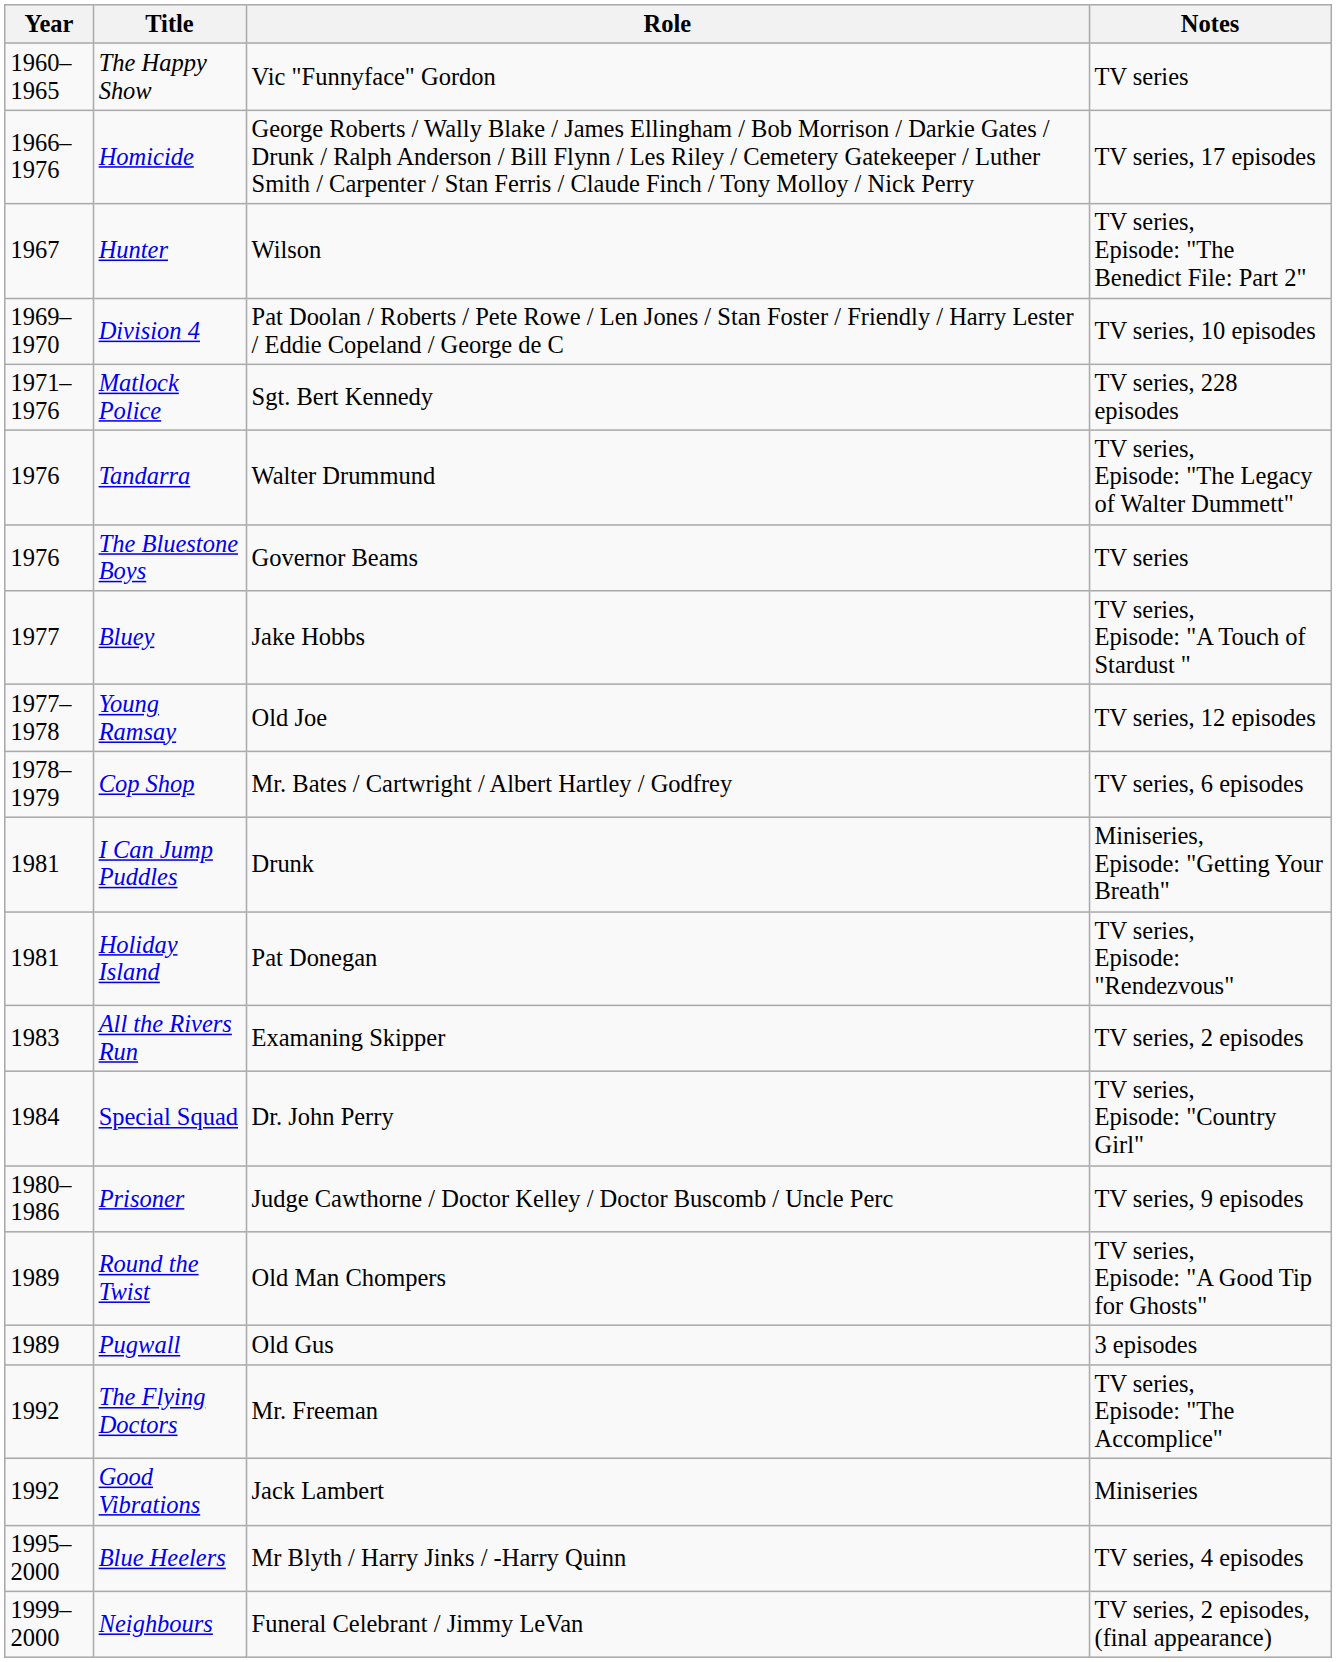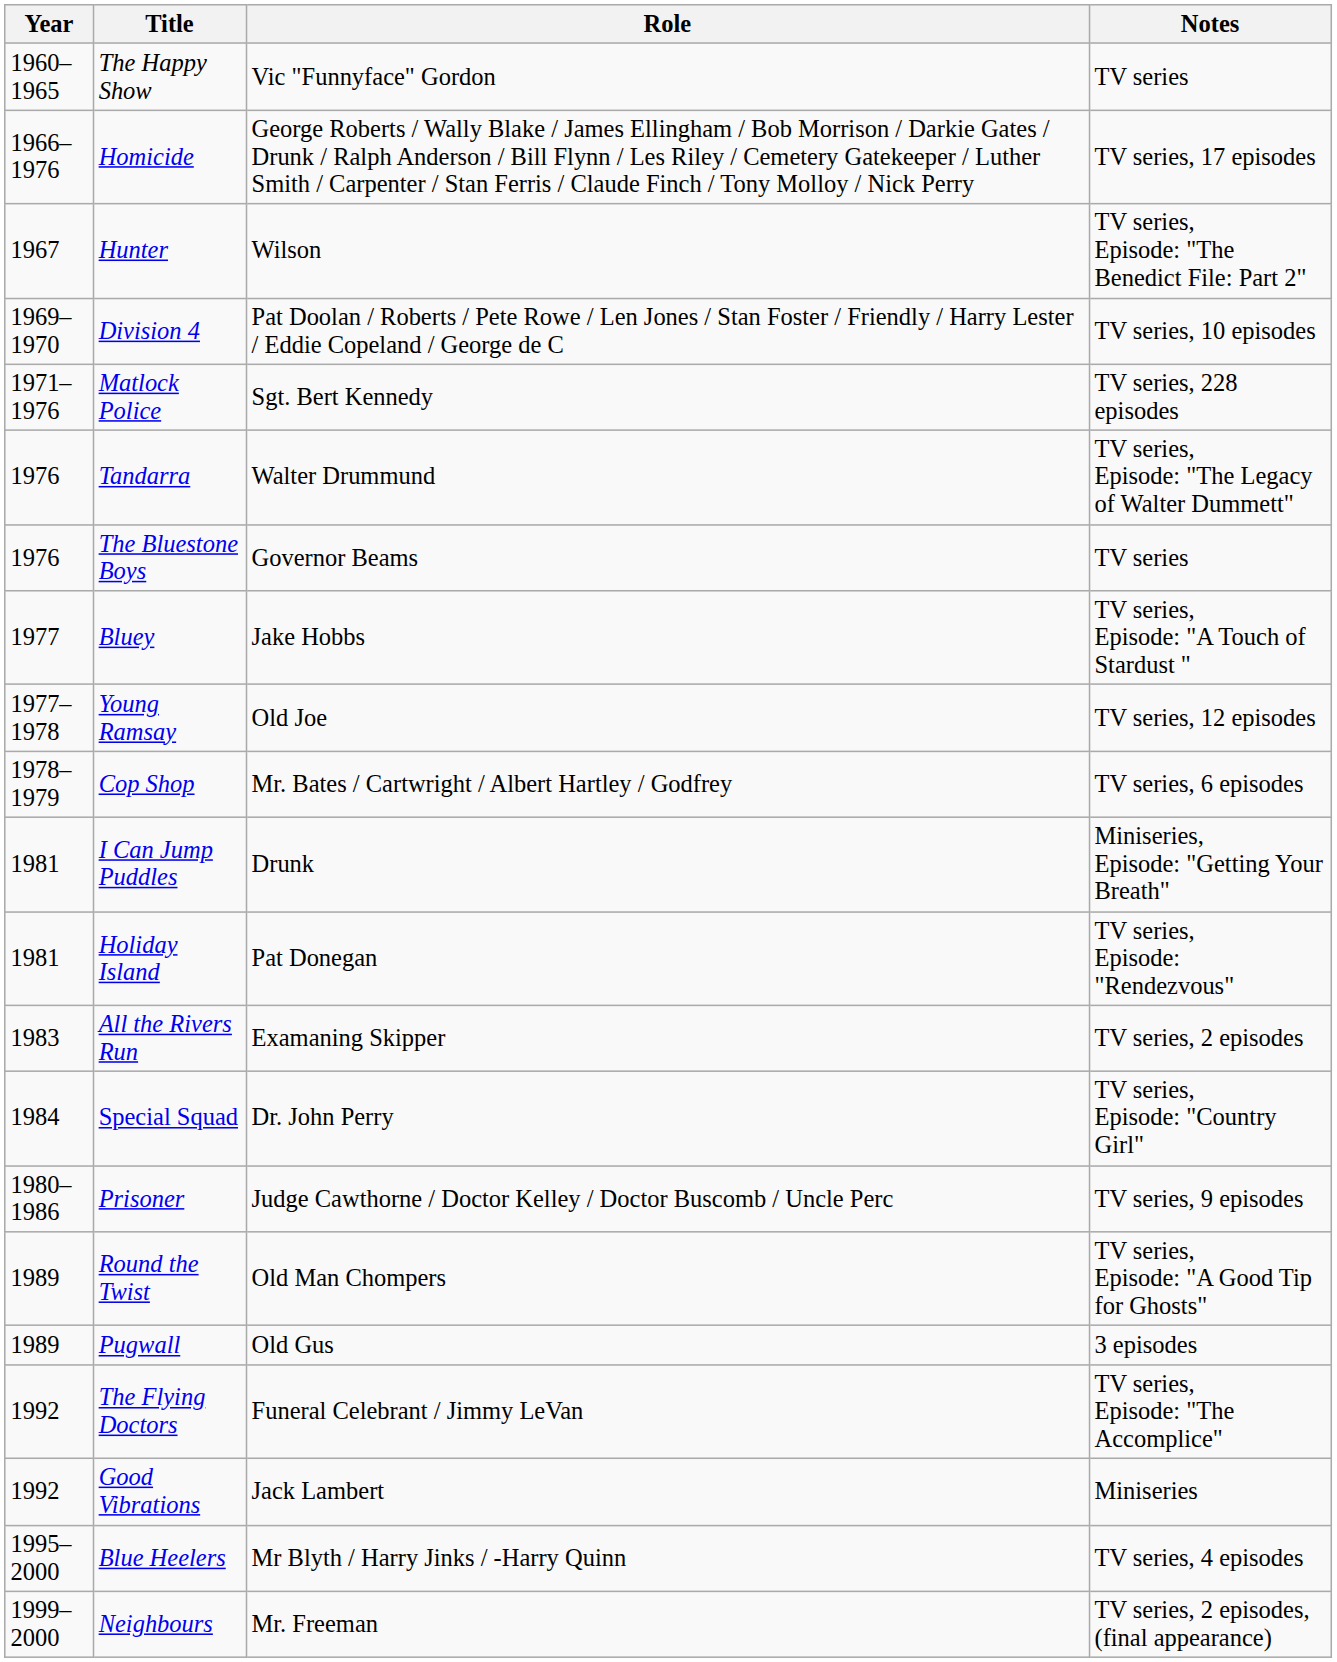(315, 1411) Mr. Freeman -> (417, 1411) Funeral Celebrant / Jimmy LeVan
(417, 1624) Funeral Celebrant / Jimmy LeVan -> (315, 1624) Mr. Freeman
